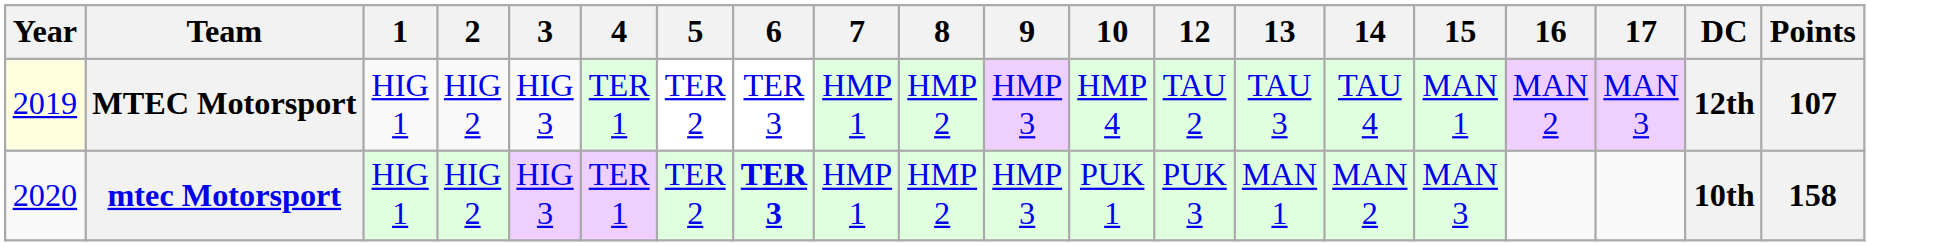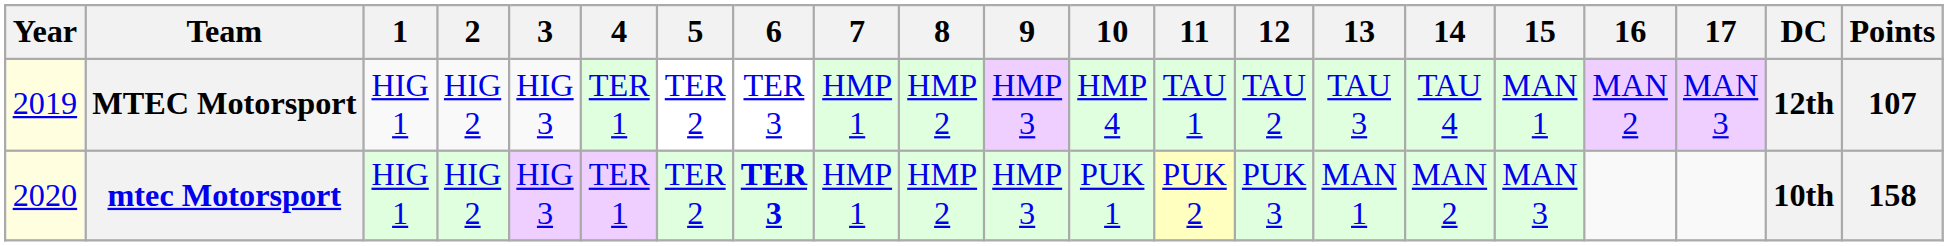+ column: (1195, 31)
(45, 195) no background -> (45, 195) lightyellow background
